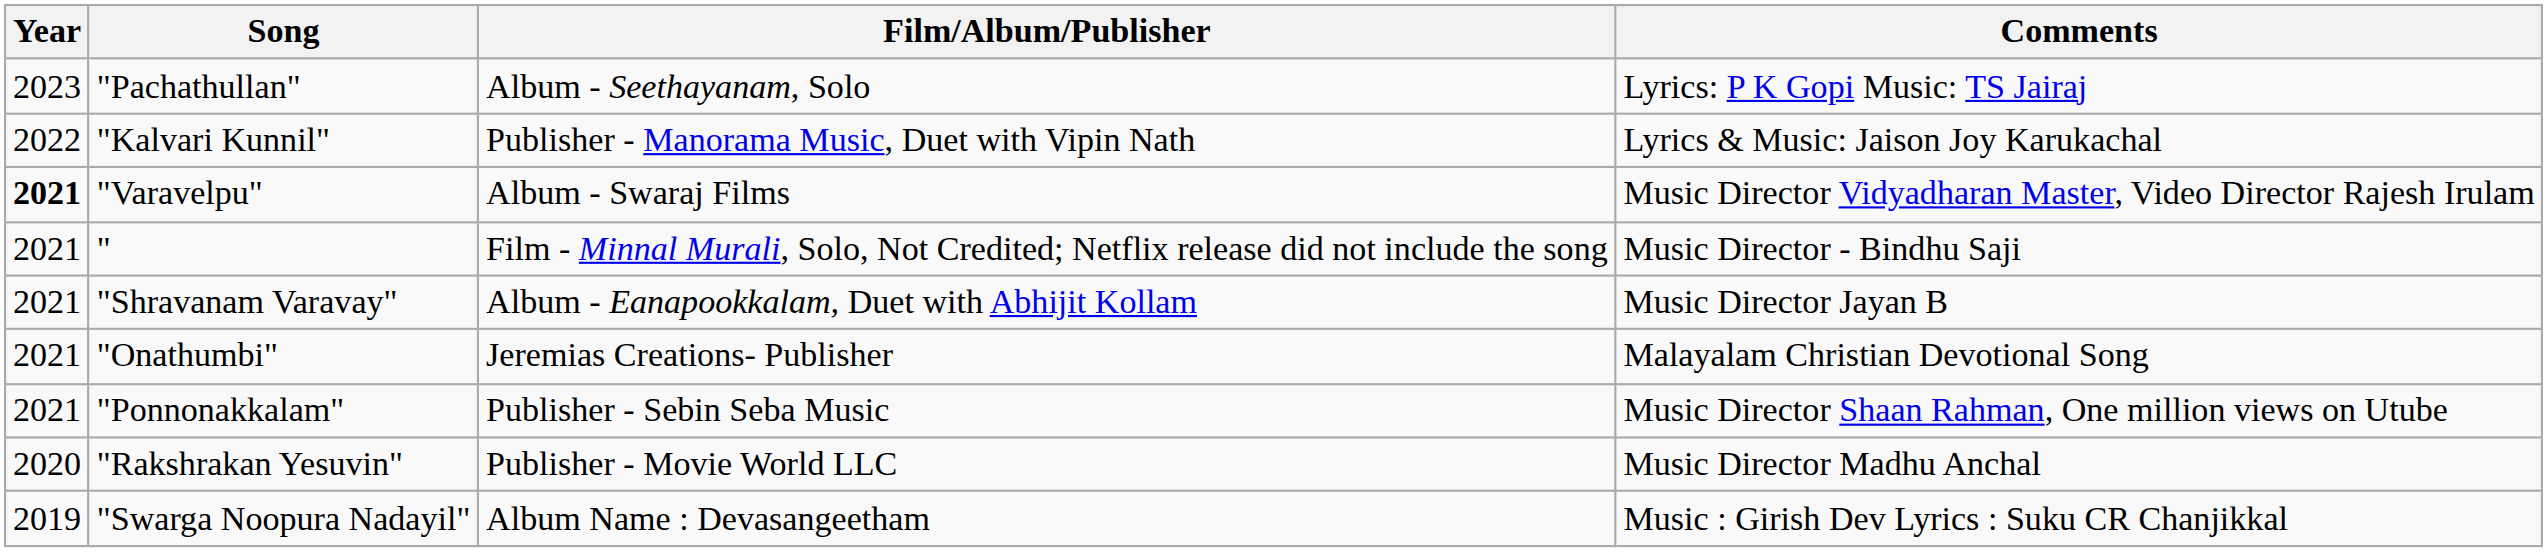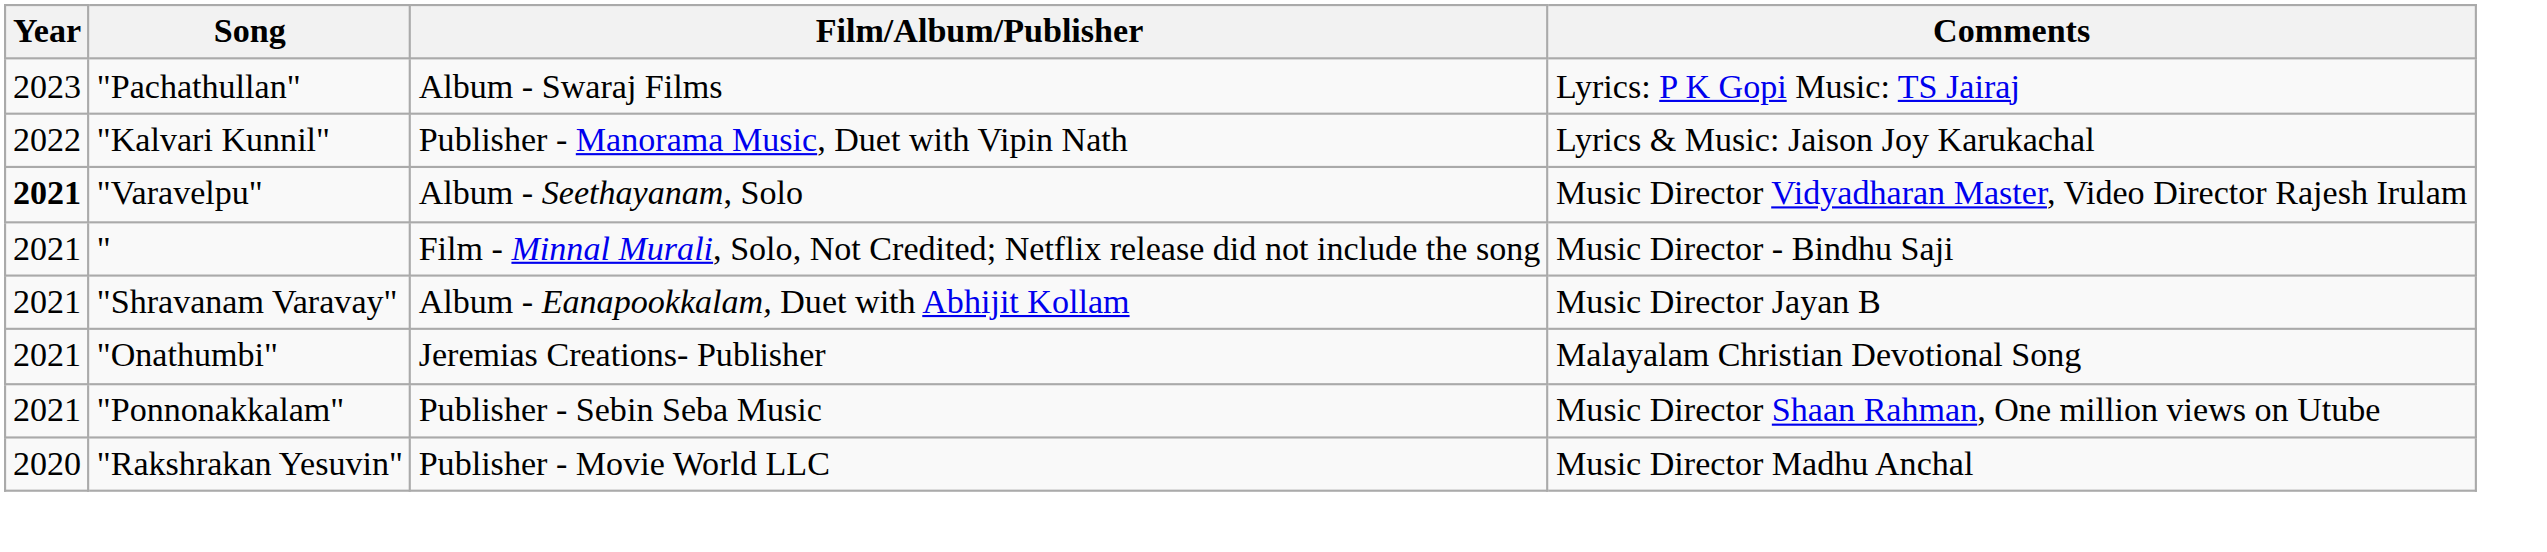(678, 85) Album - Seethayanam, Solo -> (571, 85) Album - Swaraj Films
(638, 193) Album - Swaraj Films -> (611, 193) Album - Seethayanam, Solo
- row: (284, 517)
